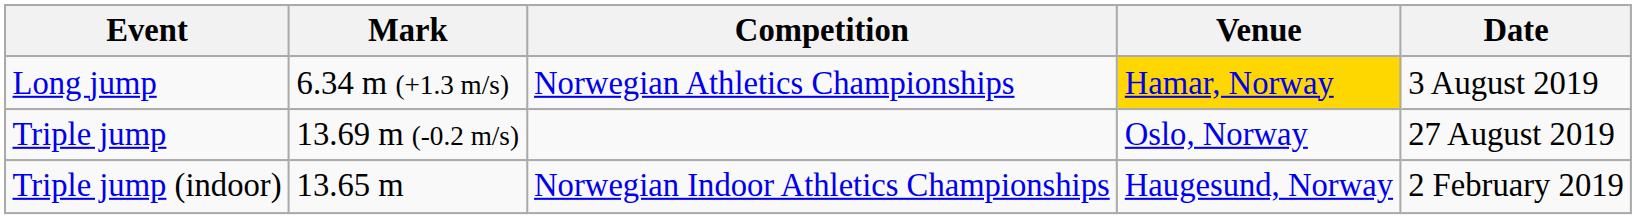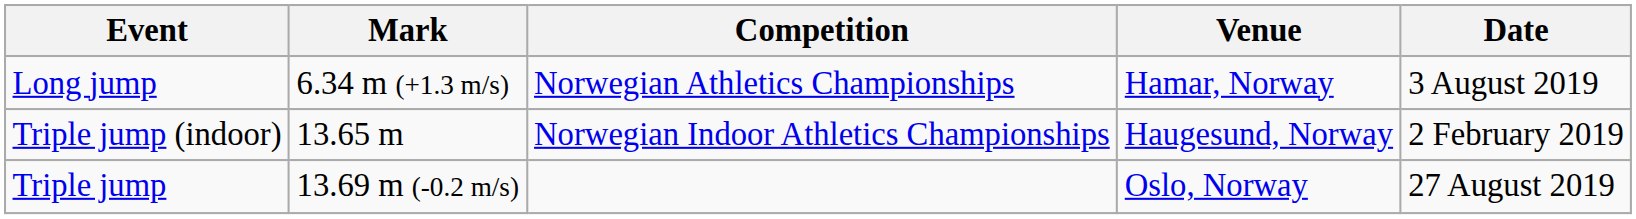(1229, 82) gold background -> (1229, 82) no background
rows swapped: (89, 133) <-> (147, 185)
